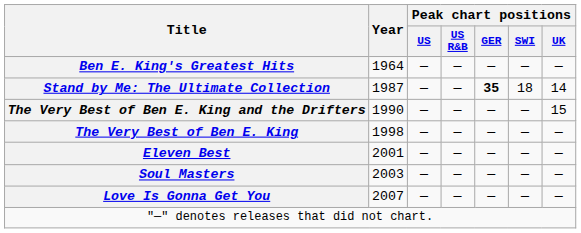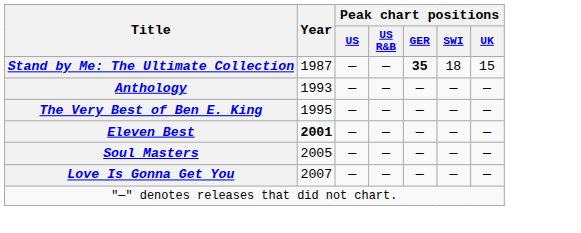- row: (187, 67)
(559, 89) 14 -> (487, 67) 15
- row: (187, 110)
+ row: (151, 89)
(388, 132) 1998 -> (316, 110) 1995
(388, 153) normal -> (316, 132) bold
(388, 175) 2003 -> (316, 153) 2005
